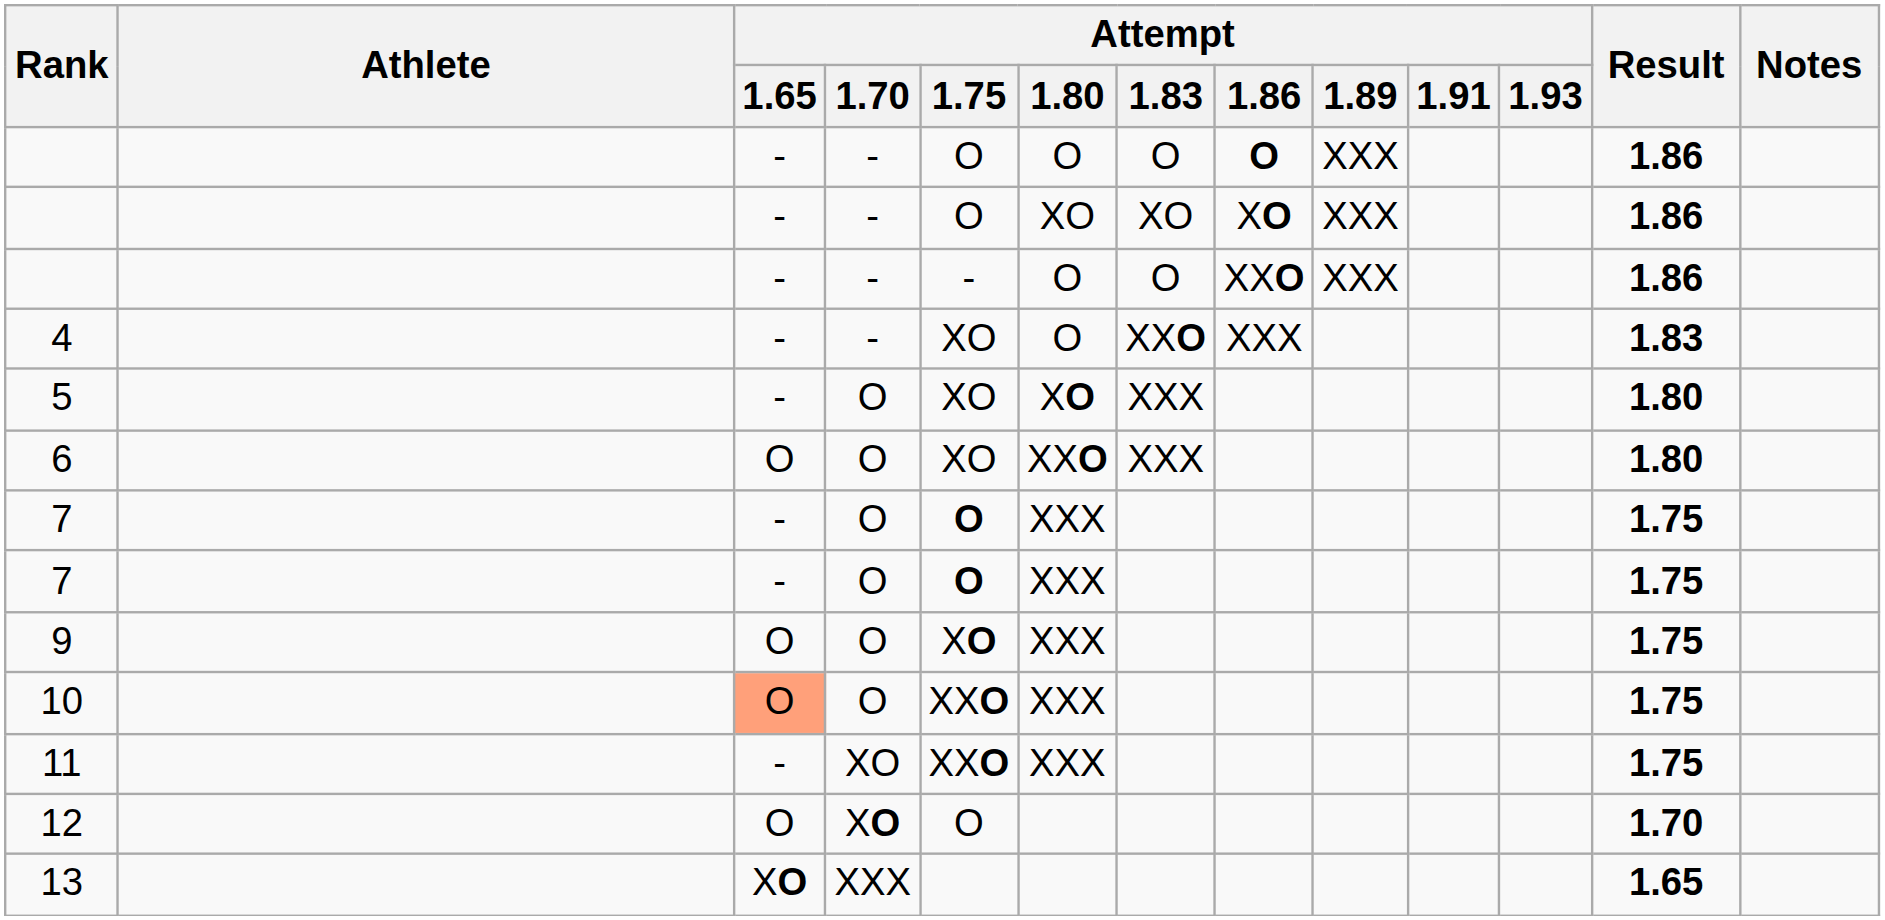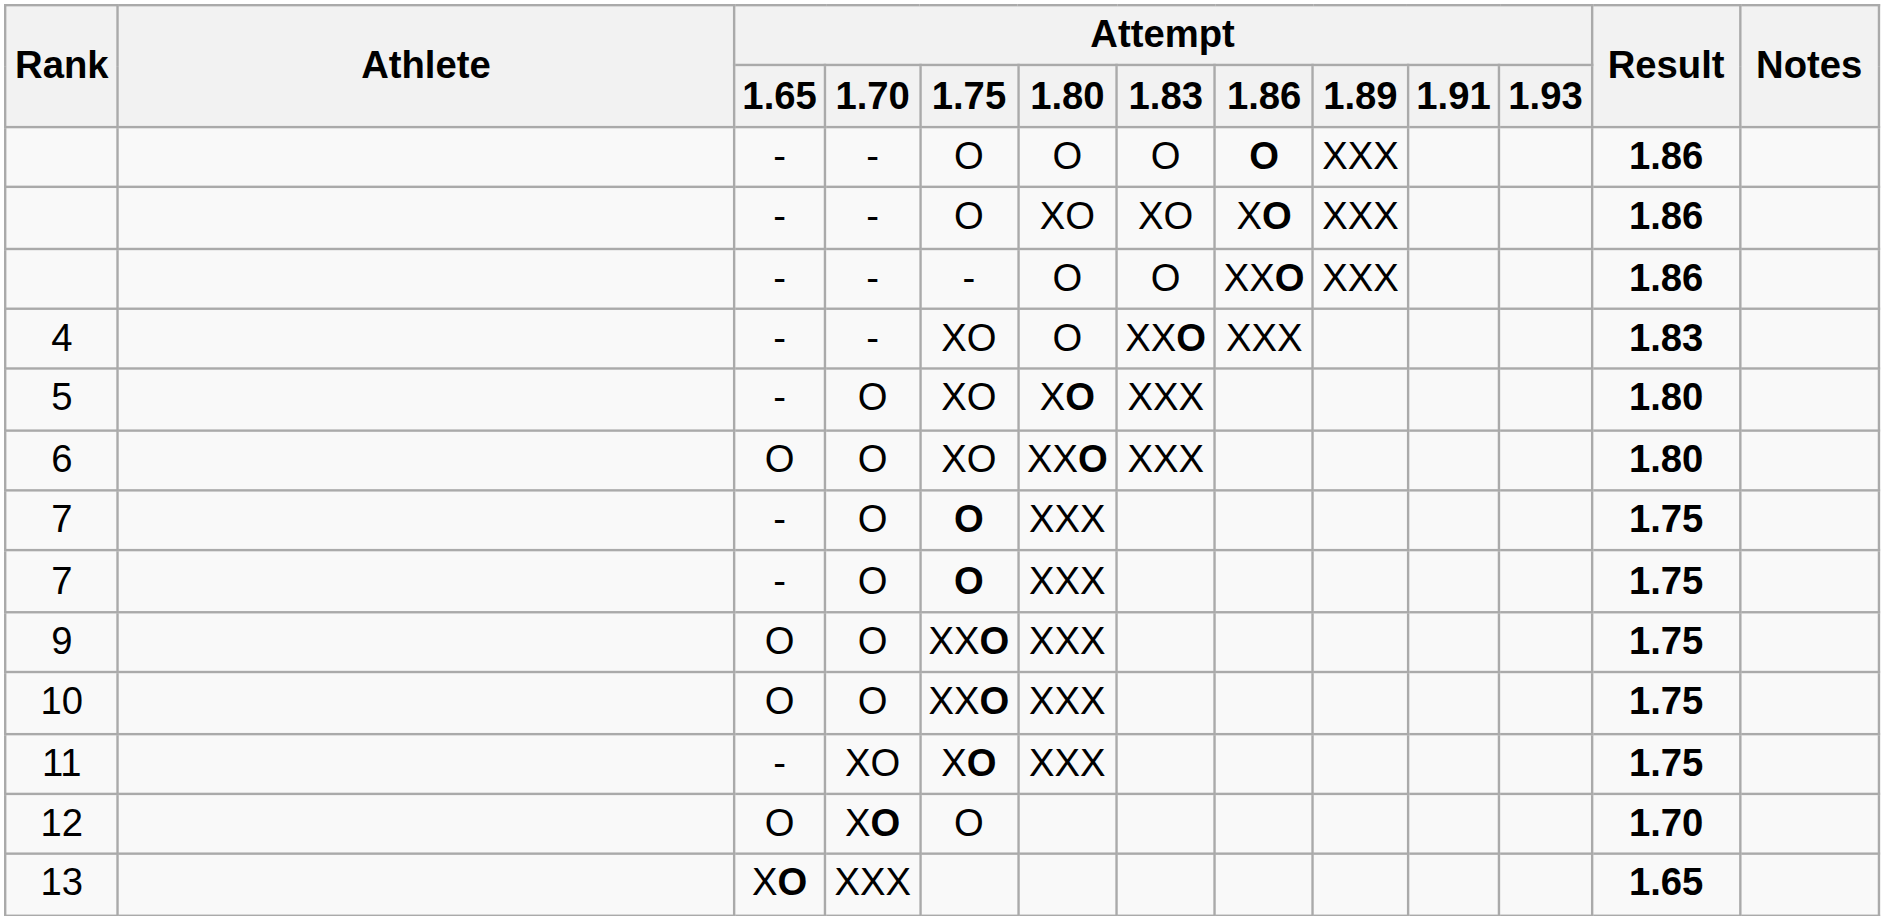(969, 641) XO -> (969, 641) XXO
(780, 701) lightsalmon background -> (780, 701) no background
(969, 762) XXO -> (969, 762) XO
